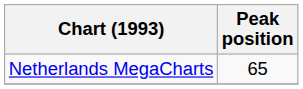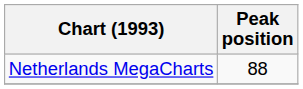(258, 68) 65 -> (258, 68) 88
